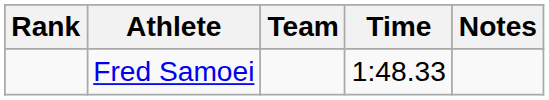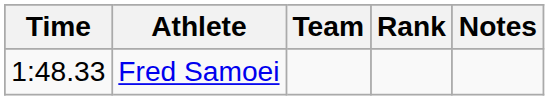columns swapped: (46, 26) <-> (399, 26)
